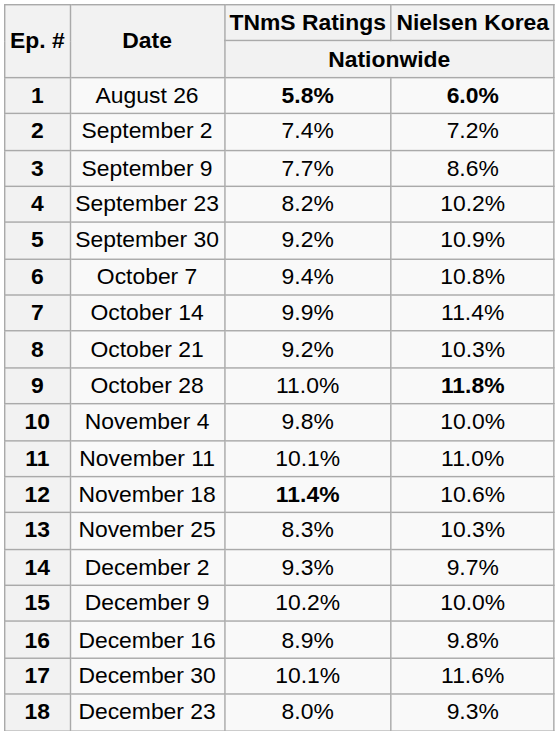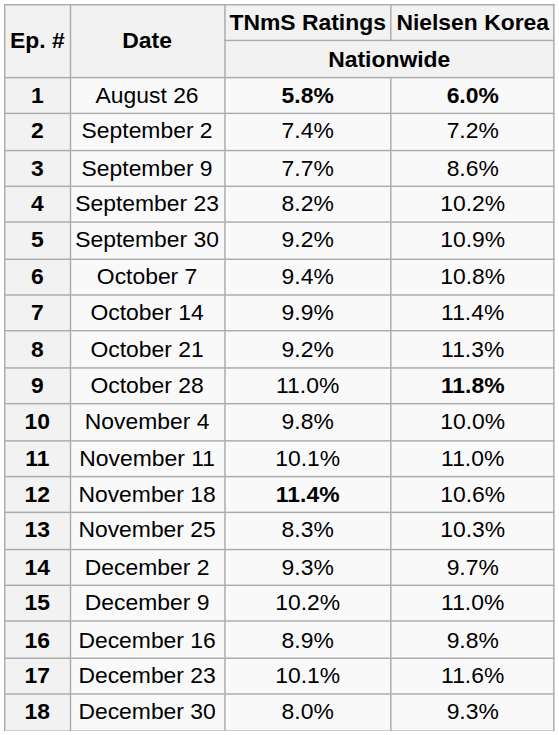(473, 349) 10.3% -> (473, 349) 11.3%
(473, 603) 10.0% -> (473, 603) 11.0%
(147, 675) December 30 -> (147, 675) December 23
(147, 712) December 23 -> (147, 712) December 30
